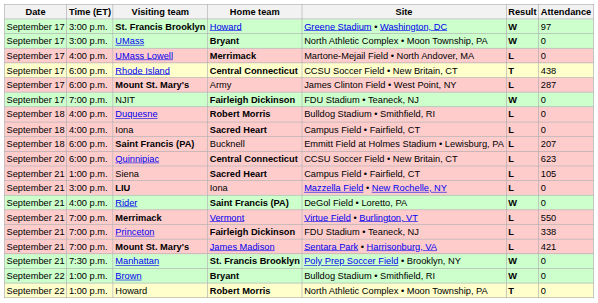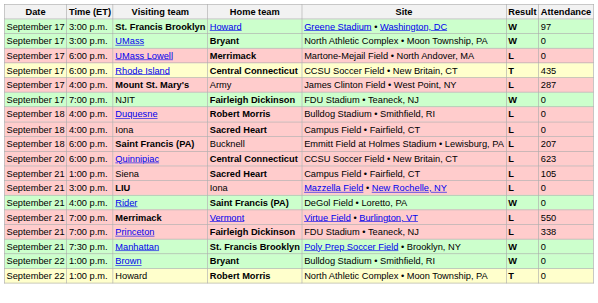(88, 56) 4:00 p.m. -> (88, 56) 6:00 p.m.
(549, 71) 438 -> (549, 71) 435
(88, 85) 6:00 p.m. -> (88, 85) 4:00 p.m.
- row: (152, 247)
